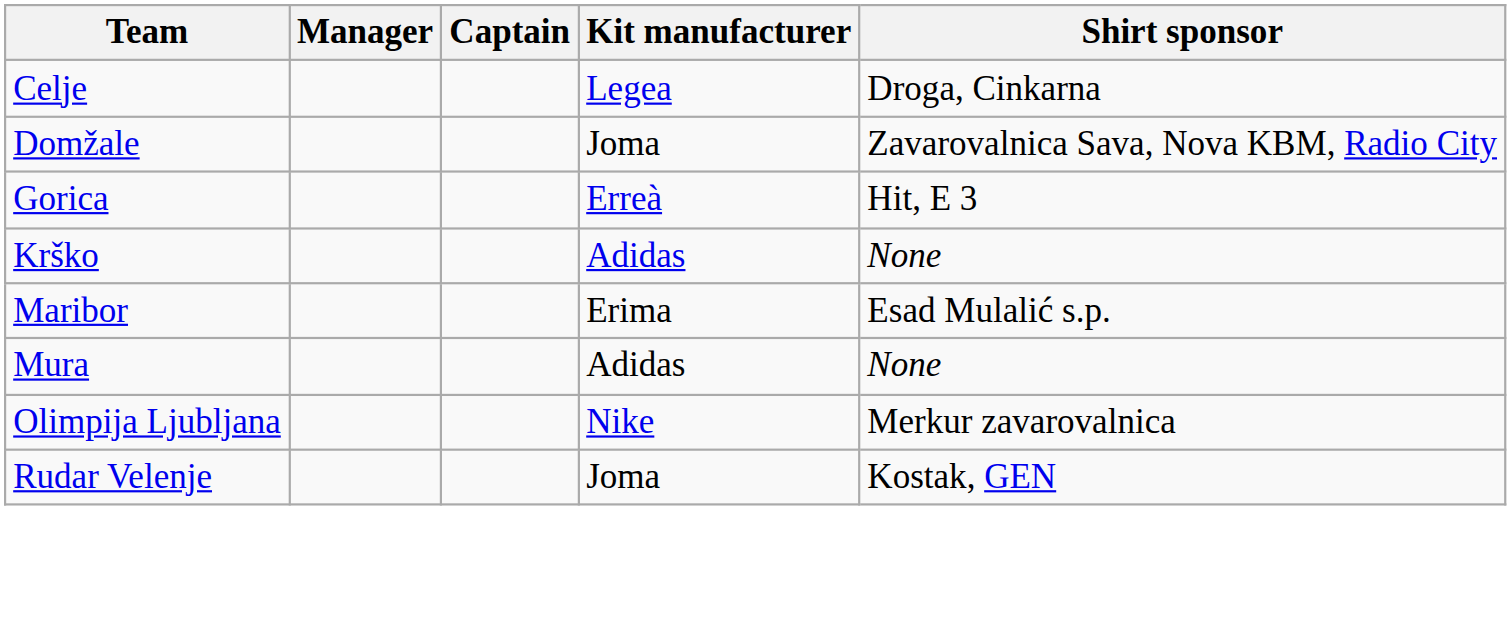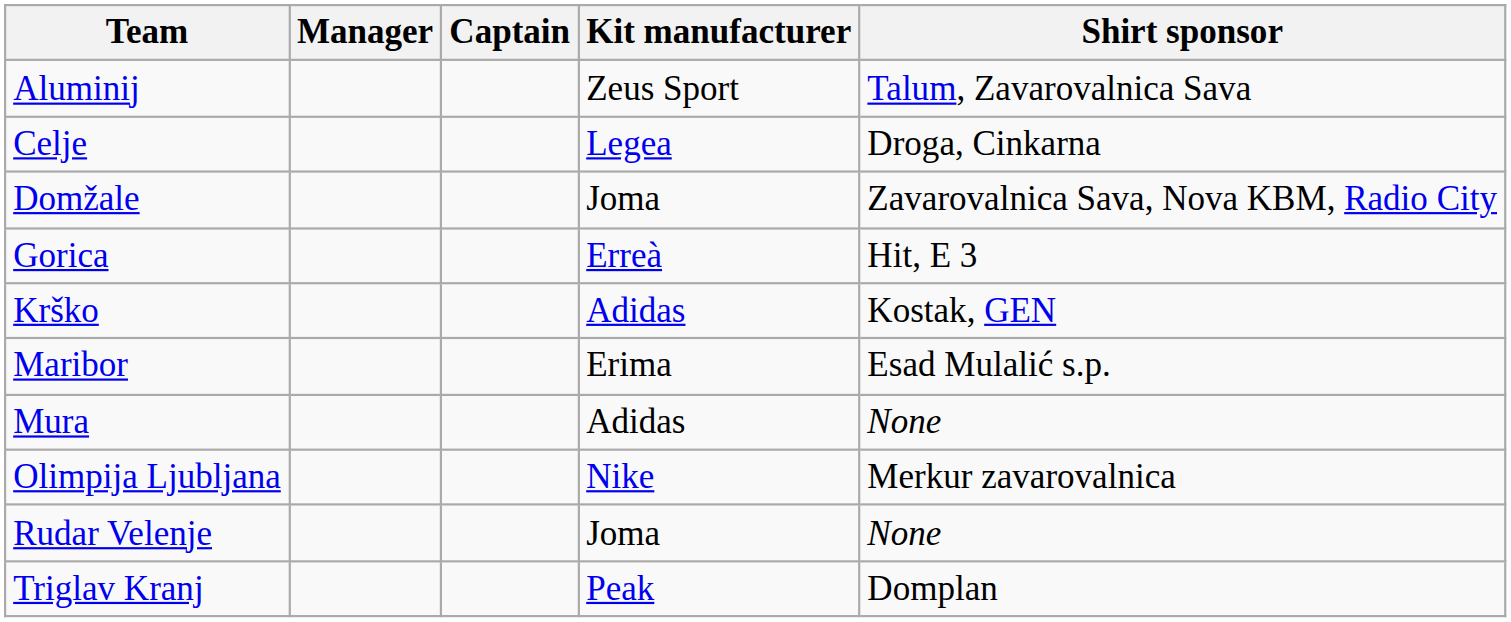+ row: (76, 87)
(904, 254) None -> (962, 310) Kostak, GEN
(962, 476) Kostak, GEN -> (904, 532) None
+ row: (108, 587)
